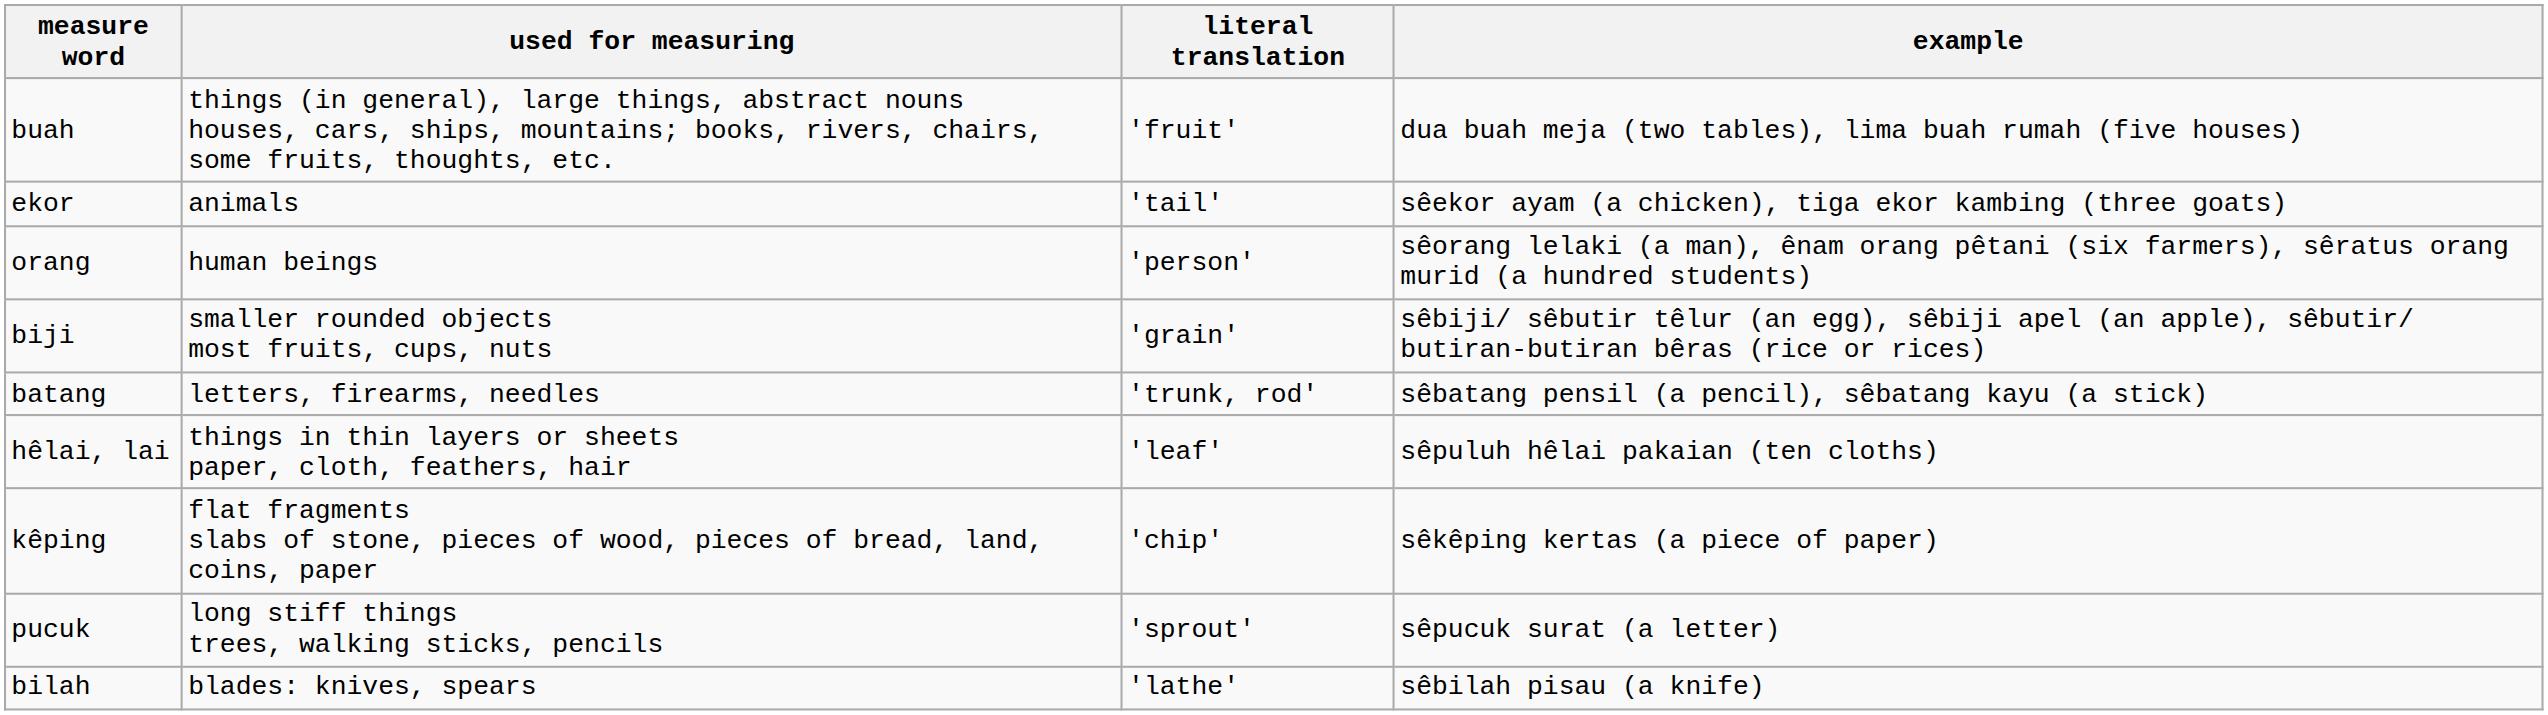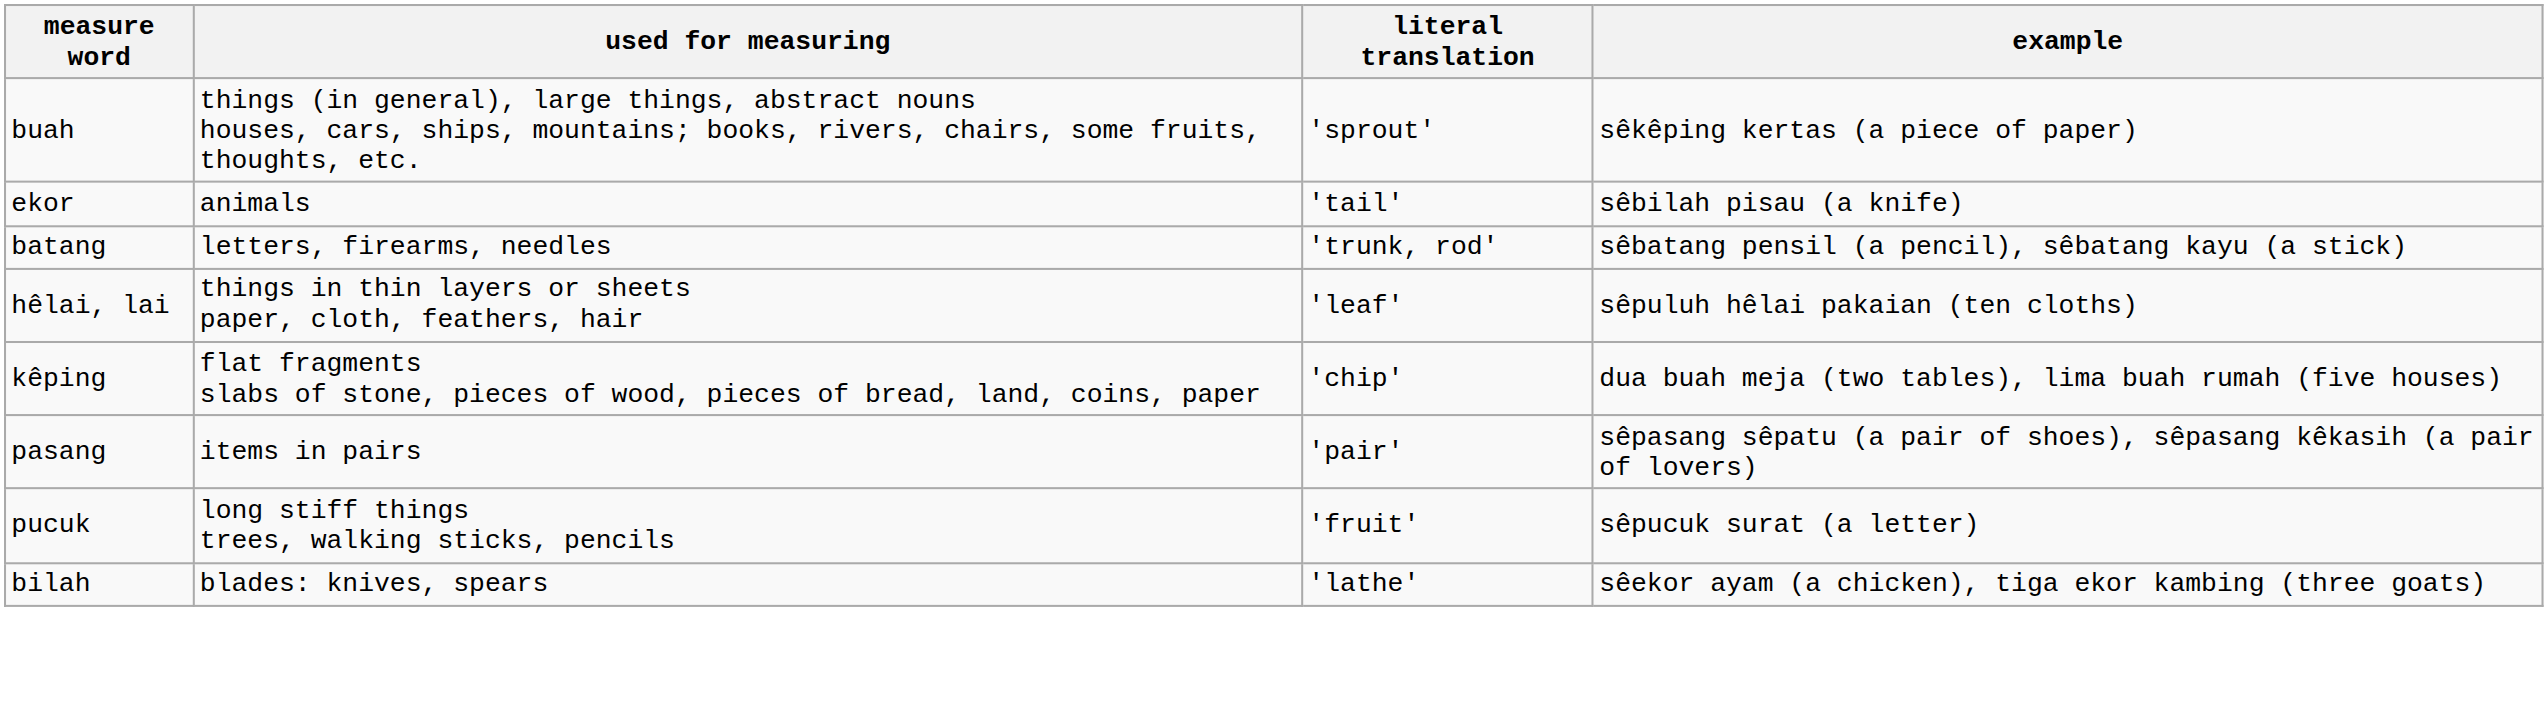(1184, 130) 'fruit' -> (1372, 130) 'sprout'
(1852, 130) dua buah meja (two tables), lima buah rumah (five houses) -> (1869, 130) sêkêping kertas (a piece of paper)
(1844, 204) sêekor ayam (a chicken), tiga ekor kambing (three goats) -> (1781, 204) sêbilah pisau (a knife)
- row: (51, 262)
- row: (43, 336)
(1670, 541) sêkêping kertas (a piece of paper) -> (2051, 379) dua buah meja (two tables), lima buah rumah (five houses)
+ row: (59, 452)
(1191, 629) 'sprout' -> (1364, 526) 'fruit'
(1582, 688) sêbilah pisau (a knife) -> (2043, 584) sêekor ayam (a chicken), tiga ekor kambing (three goats)
